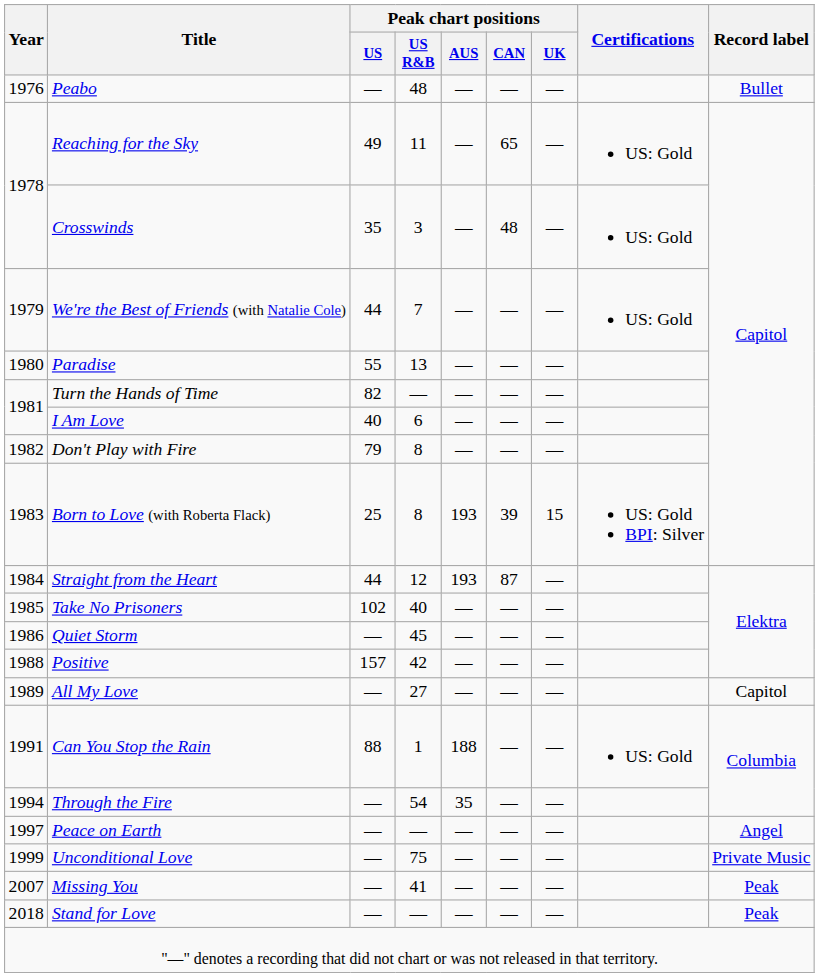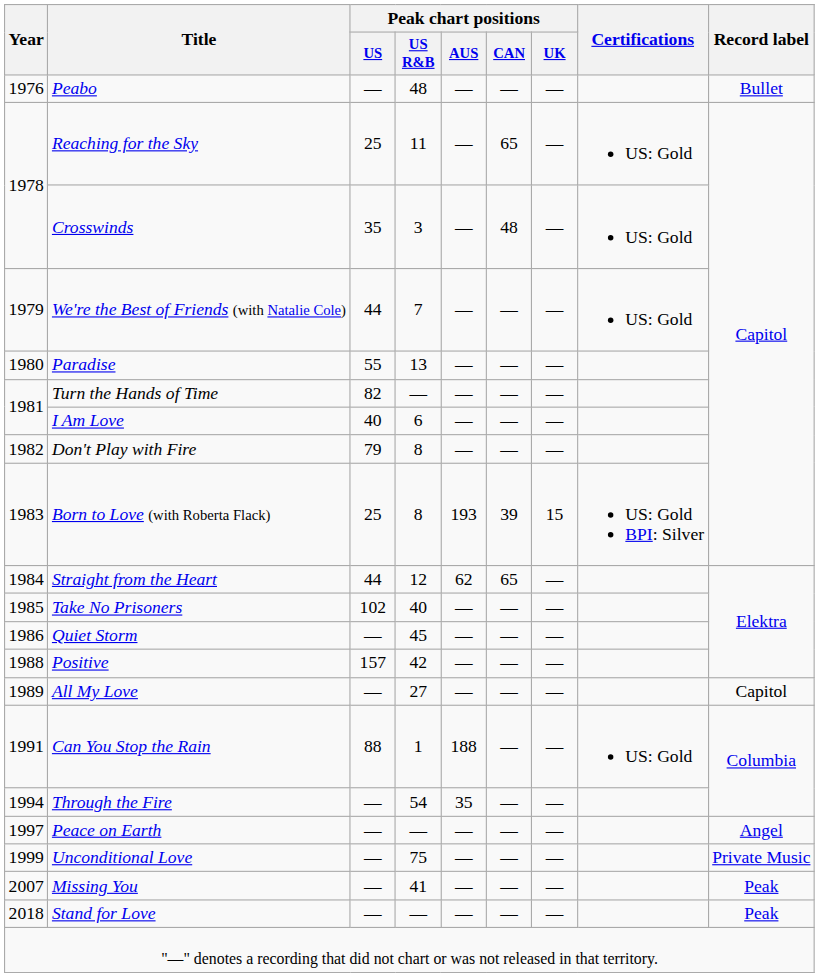(373, 143) 49 -> (373, 143) 25
(464, 579) 193 -> (464, 579) 62
(509, 579) 87 -> (509, 579) 65
